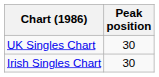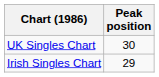(129, 63) 30 -> (129, 63) 29
